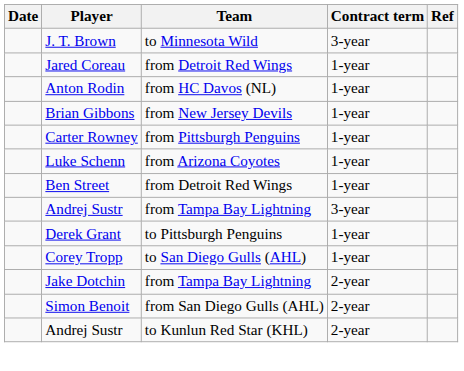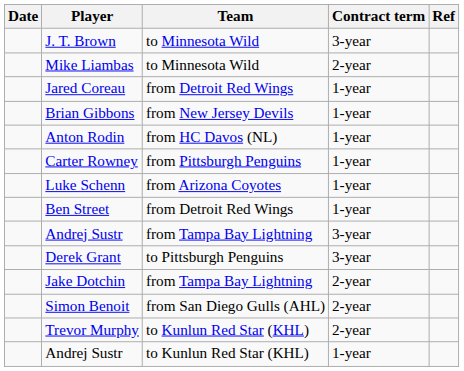+ row: (89, 64)
rows swapped: (90, 112) <-> (85, 88)
(350, 233) 1-year -> (351, 257) 3-year
- row: (84, 257)
+ row: (92, 329)
(350, 329) 2-year -> (351, 354) 1-year
